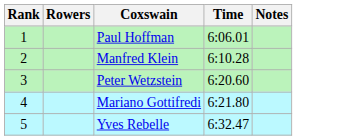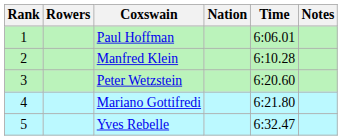+ column: (227, 15)
